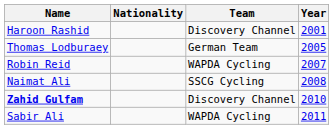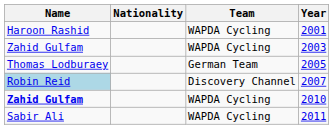(242, 30) Discovery Channel -> (229, 30) WAPDA Cycling
+ row: (314, 47)
(39, 64) no background -> (39, 82) lightblue background
(229, 64) WAPDA Cycling -> (242, 82) Discovery Channel
- row: (314, 82)
(242, 99) Discovery Channel -> (229, 99) WAPDA Cycling
